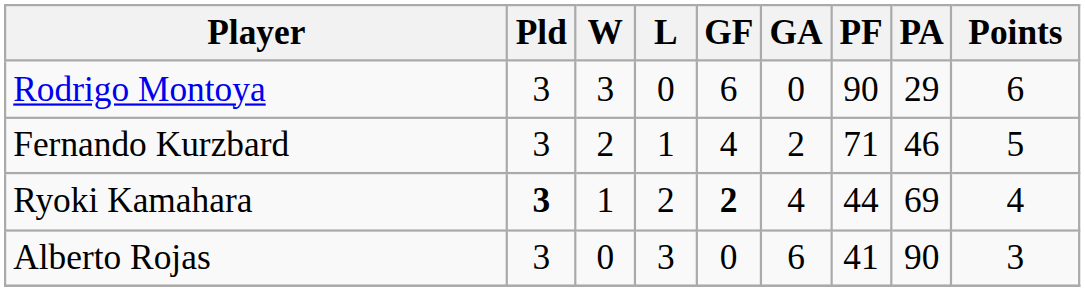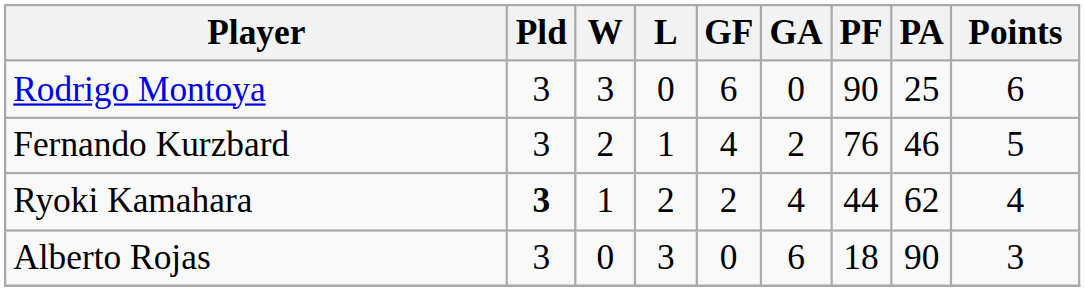(922, 88) 29 -> (922, 88) 25
(861, 144) 71 -> (861, 144) 76
(729, 200) bold -> (729, 200) normal
(922, 200) 69 -> (922, 200) 62
(861, 256) 41 -> (861, 256) 18
